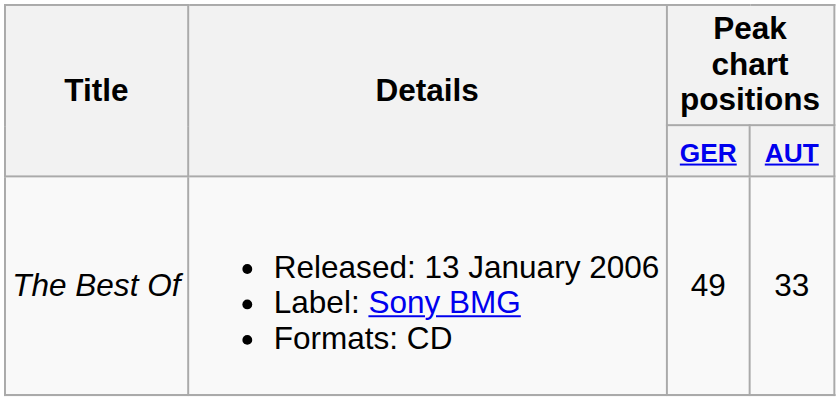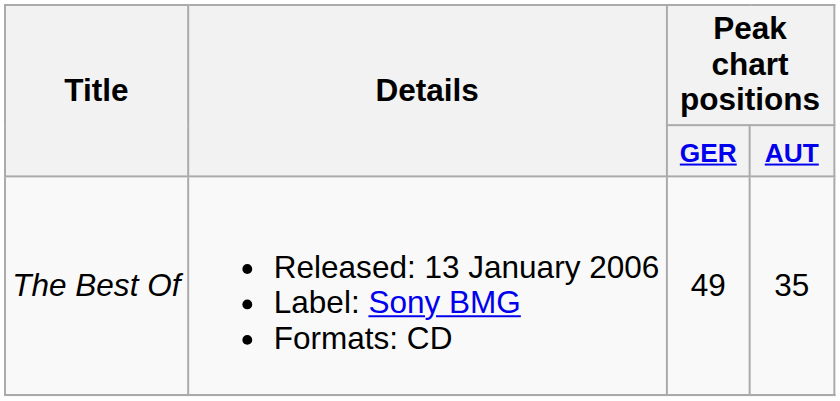(792, 285) 33 -> (792, 285) 35
